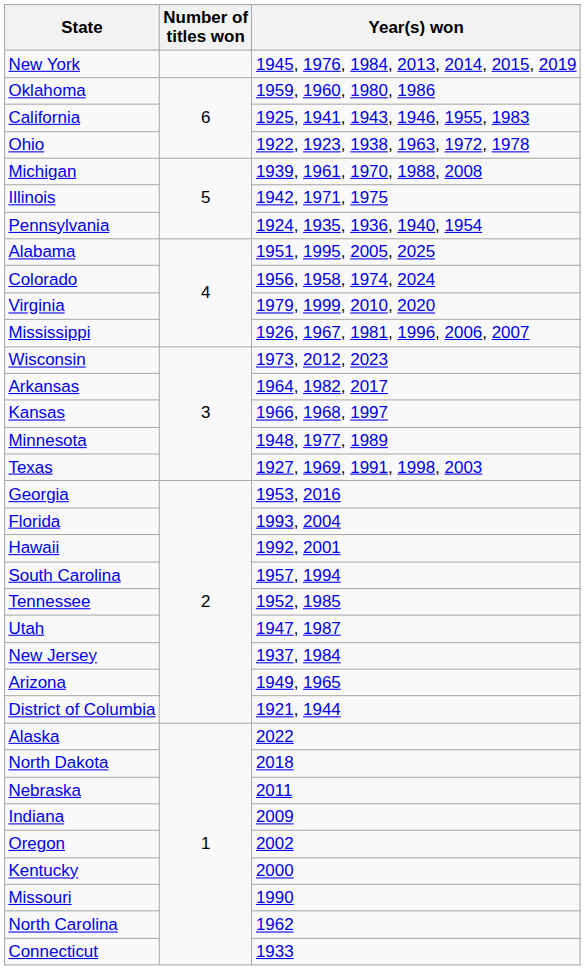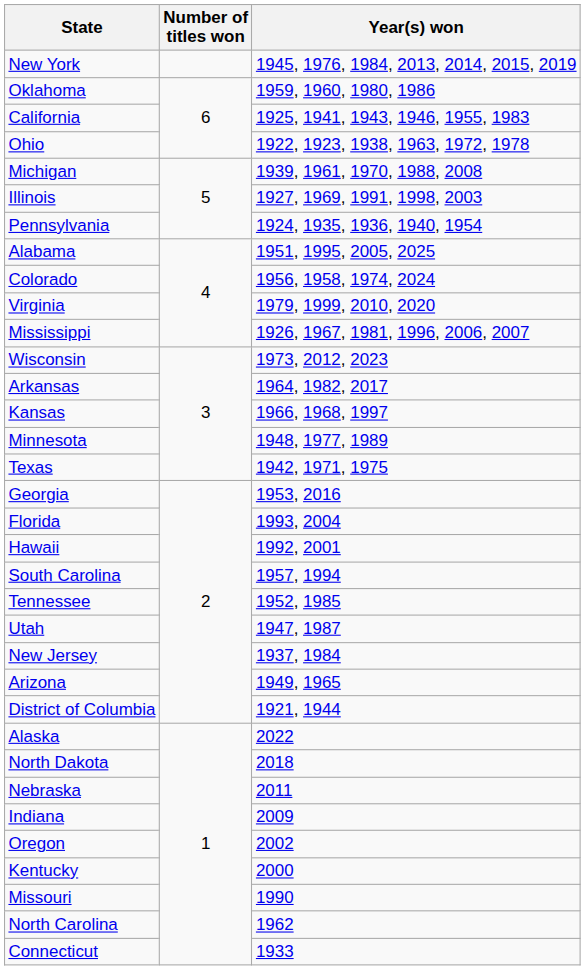(322, 198) 1942, 1971, 1975 -> (369, 198) 1927, 1969, 1991, 1998, 2003
(369, 467) 1927, 1969, 1991, 1998, 2003 -> (322, 467) 1942, 1971, 1975
